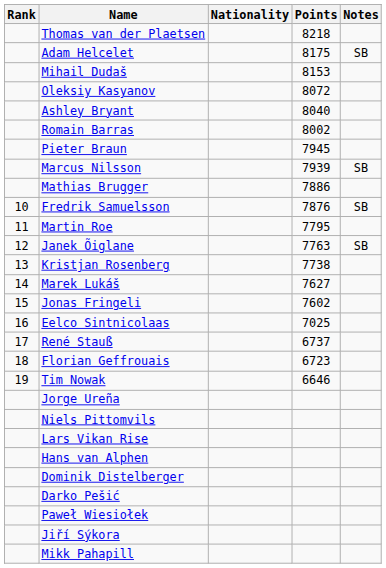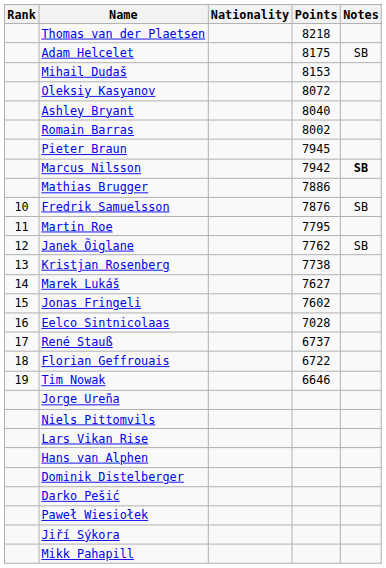(316, 168) 7939 -> (316, 168) 7942
(361, 168) normal -> (361, 168) bold
(316, 245) 7763 -> (316, 245) 7762
(316, 323) 7025 -> (316, 323) 7028
(316, 361) 6723 -> (316, 361) 6722
